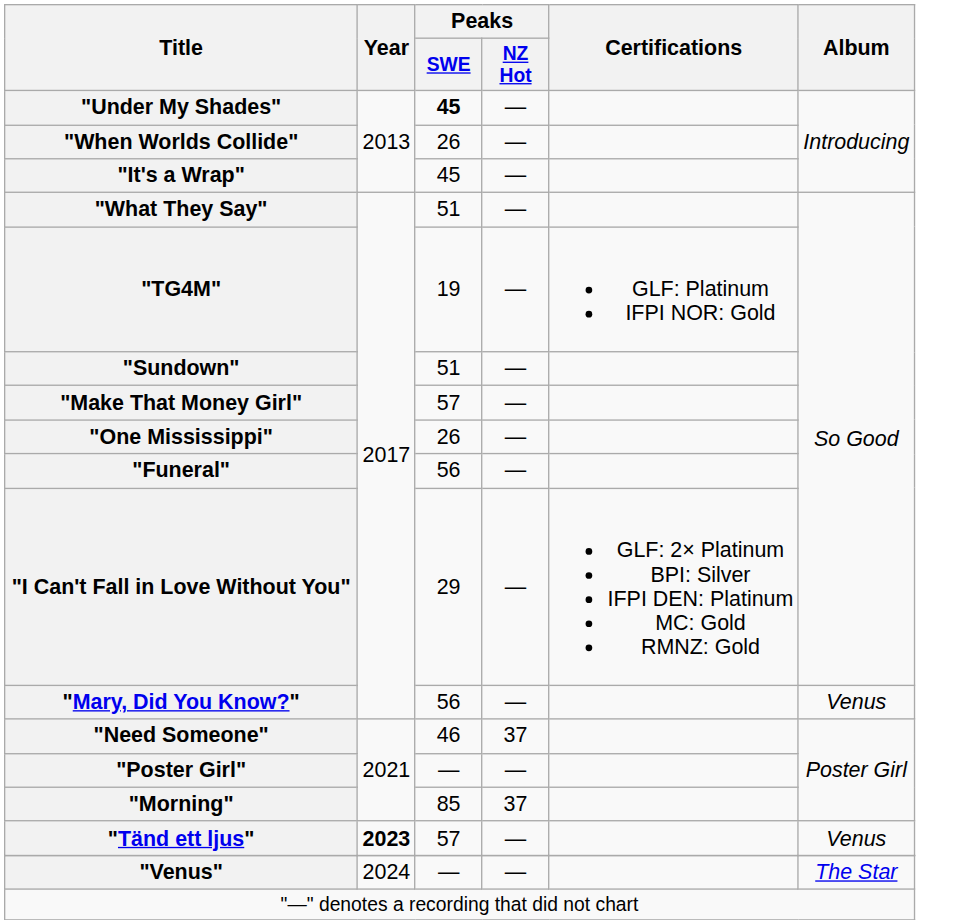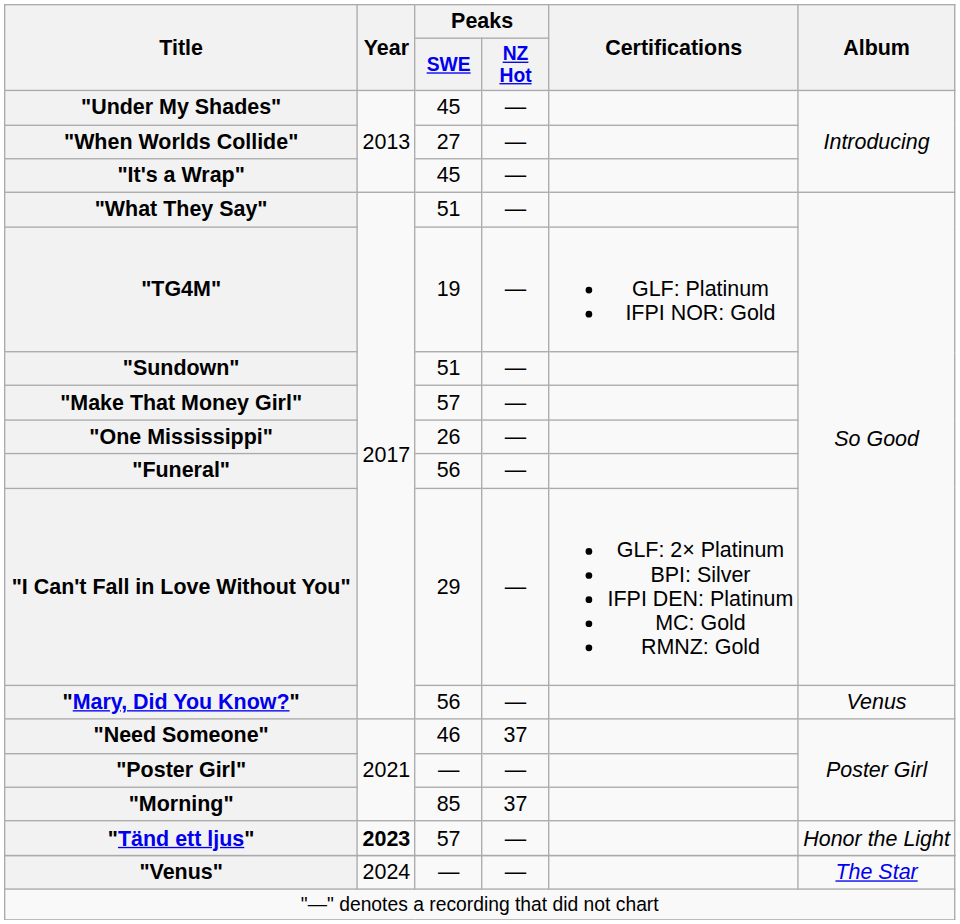(449, 107) bold -> (449, 107) normal
(449, 141) 26 -> (449, 141) 27
(856, 838) Venus -> (877, 838) Honor the Light
